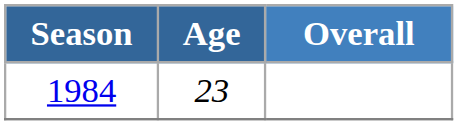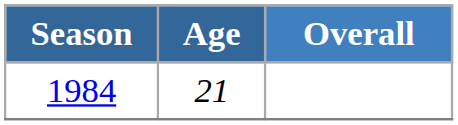(212, 90) 23 -> (212, 90) 21
